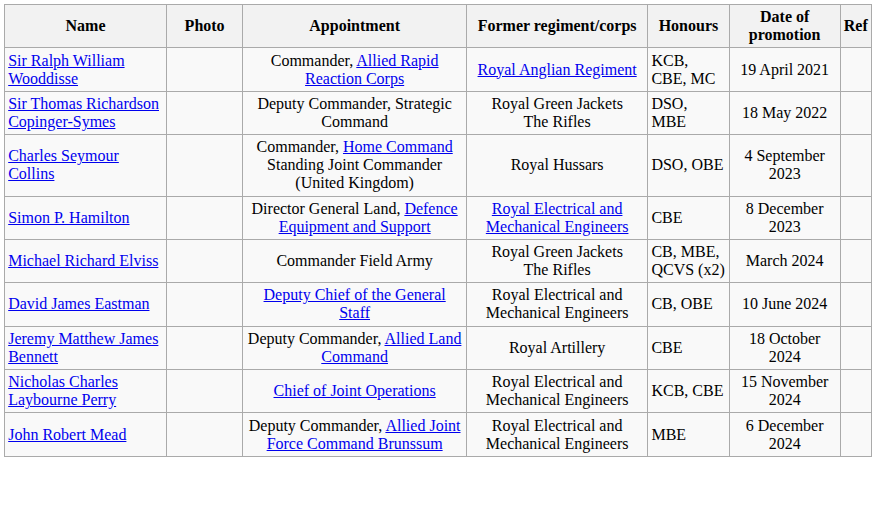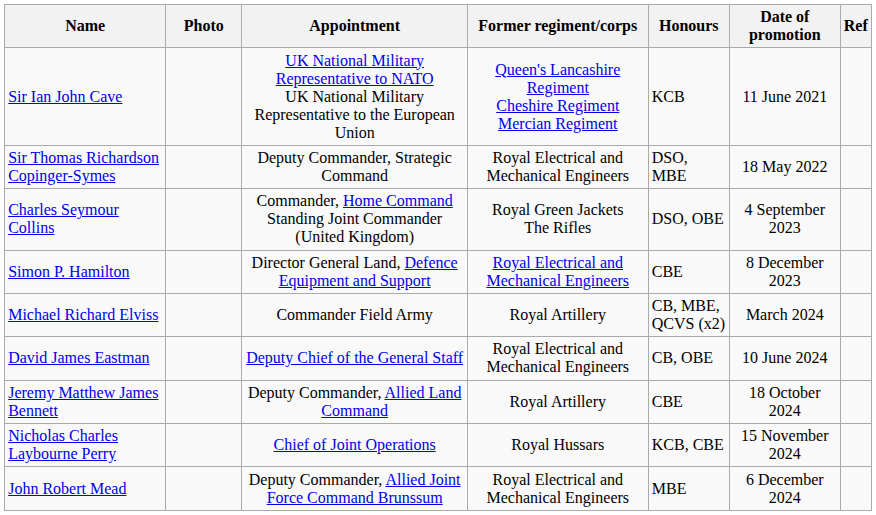- row: (66, 69)
+ row: (65, 96)
(557, 112) Royal Green Jackets The Rifles -> (558, 166) Royal Electrical and Mechanical Engineers
(557, 165) Royal Hussars -> (558, 219) Royal Green Jackets The Rifles
(557, 261) Royal Green Jackets The Rifles -> (558, 315) Royal Artillery
(557, 391) Royal Electrical and Mechanical Engineers -> (558, 445) Royal Hussars
